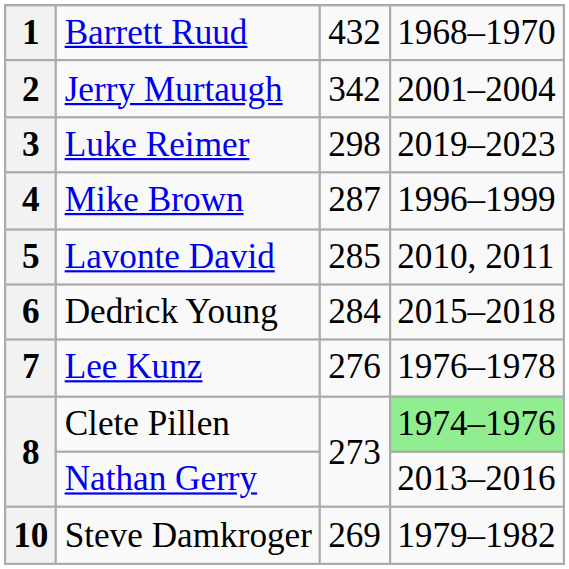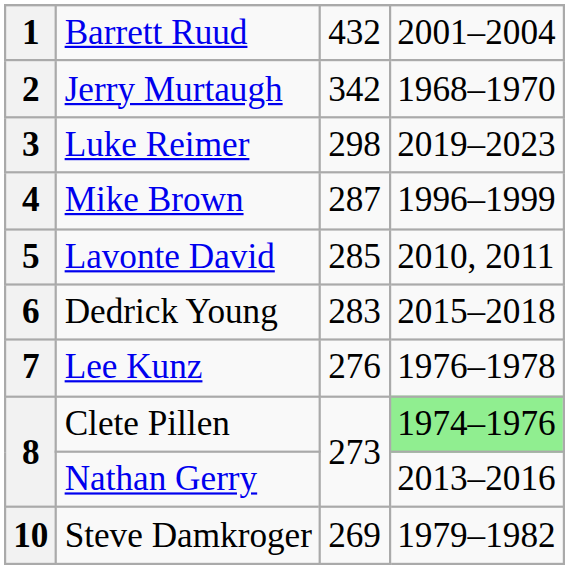(476, 32) 1968–1970 -> (476, 32) 2001–2004
(476, 88) 2001–2004 -> (476, 88) 1968–1970
(355, 311) 284 -> (355, 311) 283
